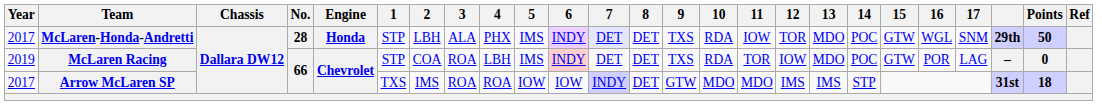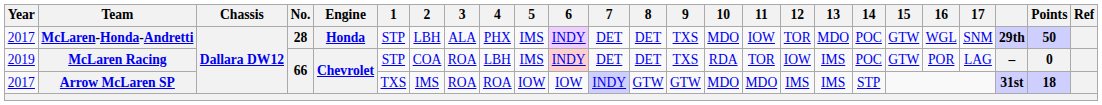(609, 37) lavender background -> (609, 37) no background
(719, 37) RDA -> (723, 37) MDO
(829, 60) MDO -> (833, 60) IMS
(646, 82) DET -> (648, 82) GTW
